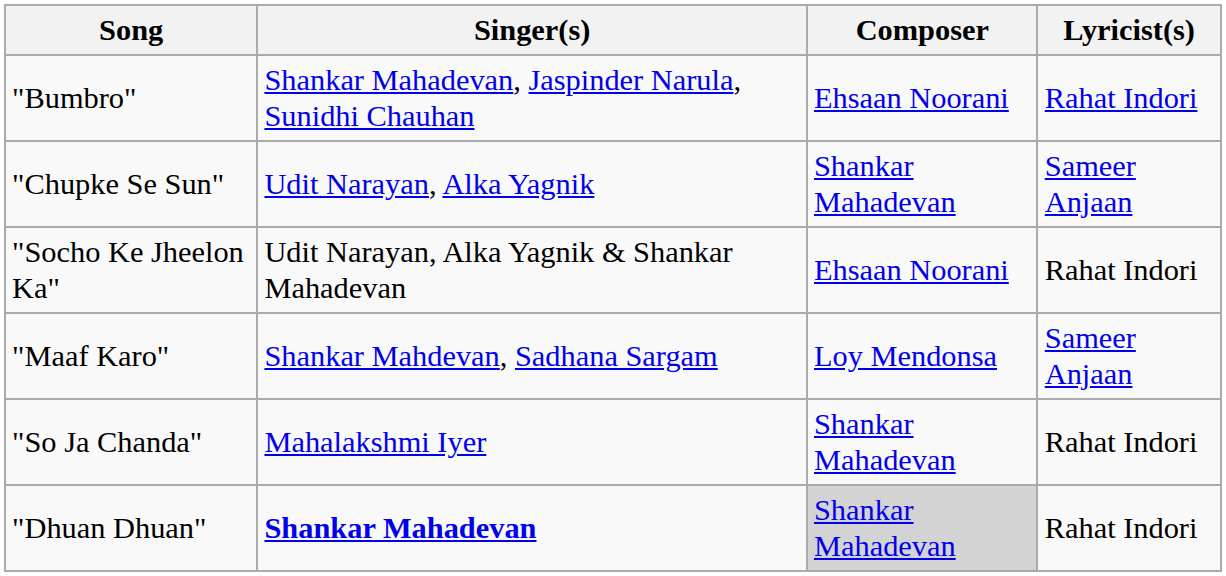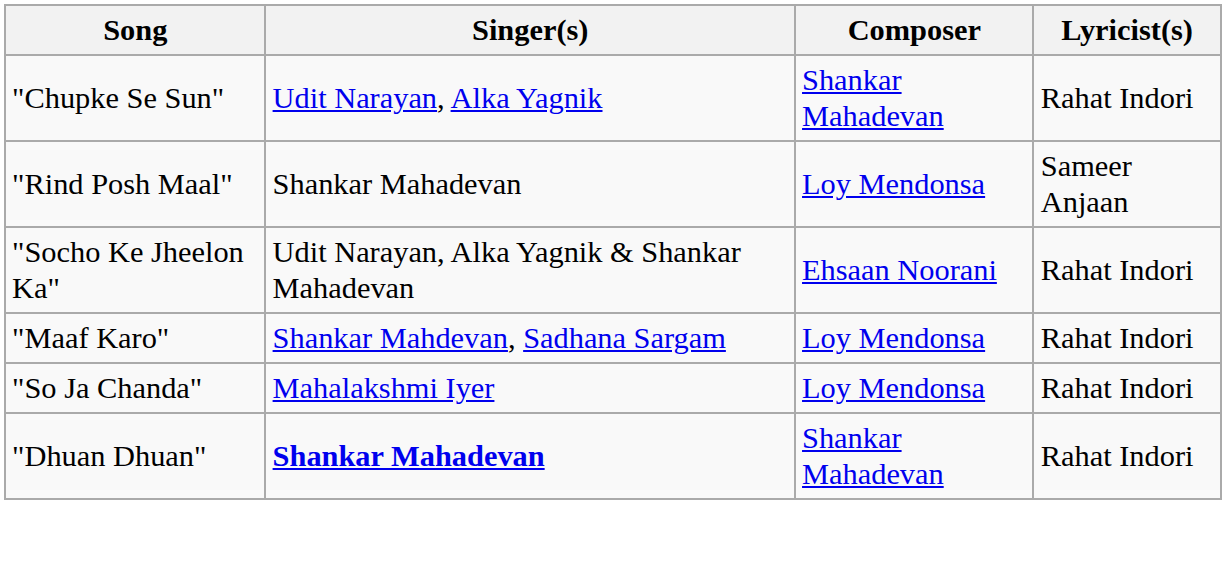- row: (74, 97)
(1090, 184) Sameer Anjaan -> (1117, 97) Rahat Indori
+ row: (122, 184)
(1090, 356) Sameer Anjaan -> (1117, 338) Rahat Indori
(885, 442) Shankar Mahadevan -> (894, 388) Loy Mendonsa
(885, 528) lightgrey background -> (873, 456) no background
